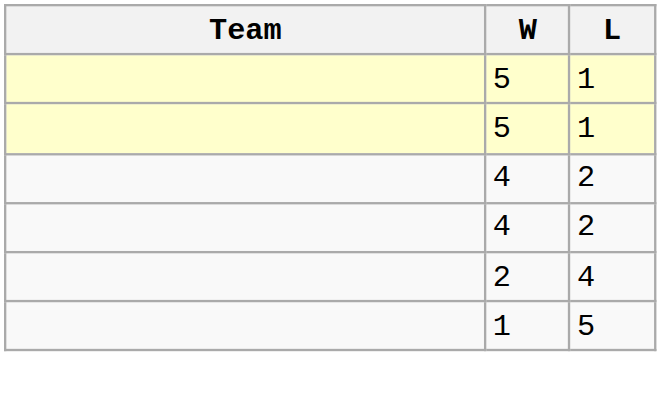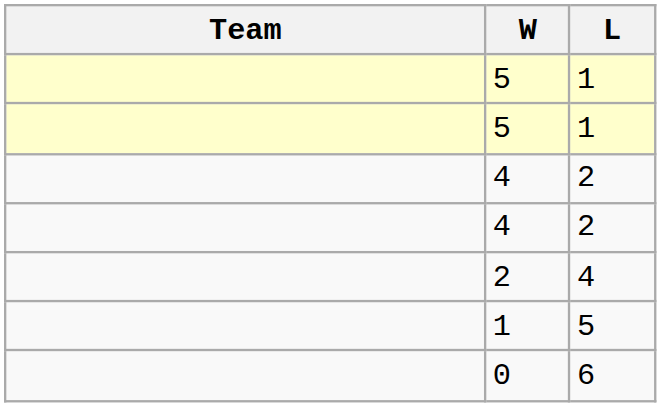+ row: (502, 375)
